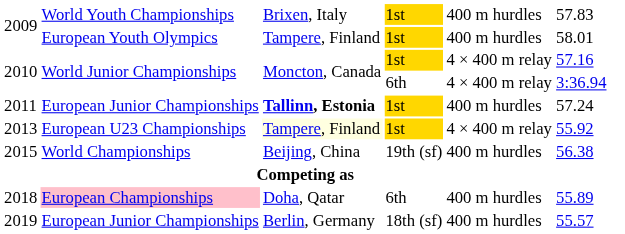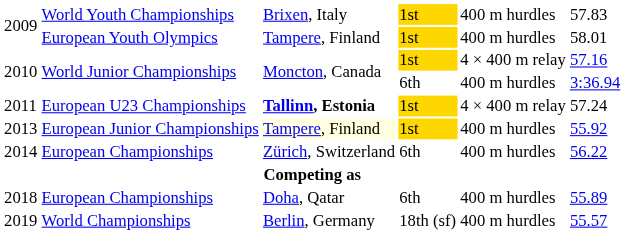(499, 83) 4 × 400 m relay -> (508, 83) 400 m hurdles
(150, 105) European Junior Championships -> (144, 105) European U23 Championships
(494, 105) 400 m hurdles -> (513, 105) 4 × 400 m relay
(144, 128) European U23 Championships -> (150, 128) European Junior Championships
(499, 128) 4 × 400 m relay -> (508, 128) 400 m hurdles
+ row: (21, 151)
- row: (21, 151)
(127, 197) pink background -> (127, 197) no background
(150, 220) European Junior Championships -> (116, 220) World Championships
